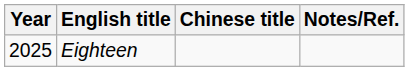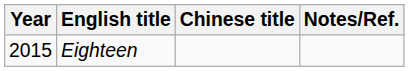(31, 50) 2025 -> (31, 50) 2015
